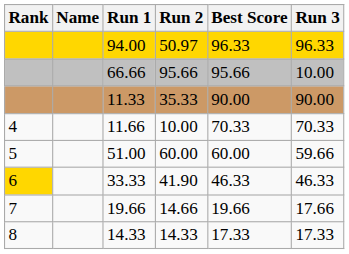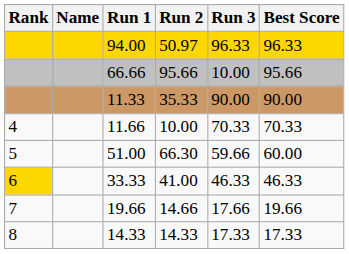columns swapped: (318, 18) <-> (249, 18)
(178, 153) 60.00 -> (178, 153) 66.30
(178, 180) 41.90 -> (178, 180) 41.00
